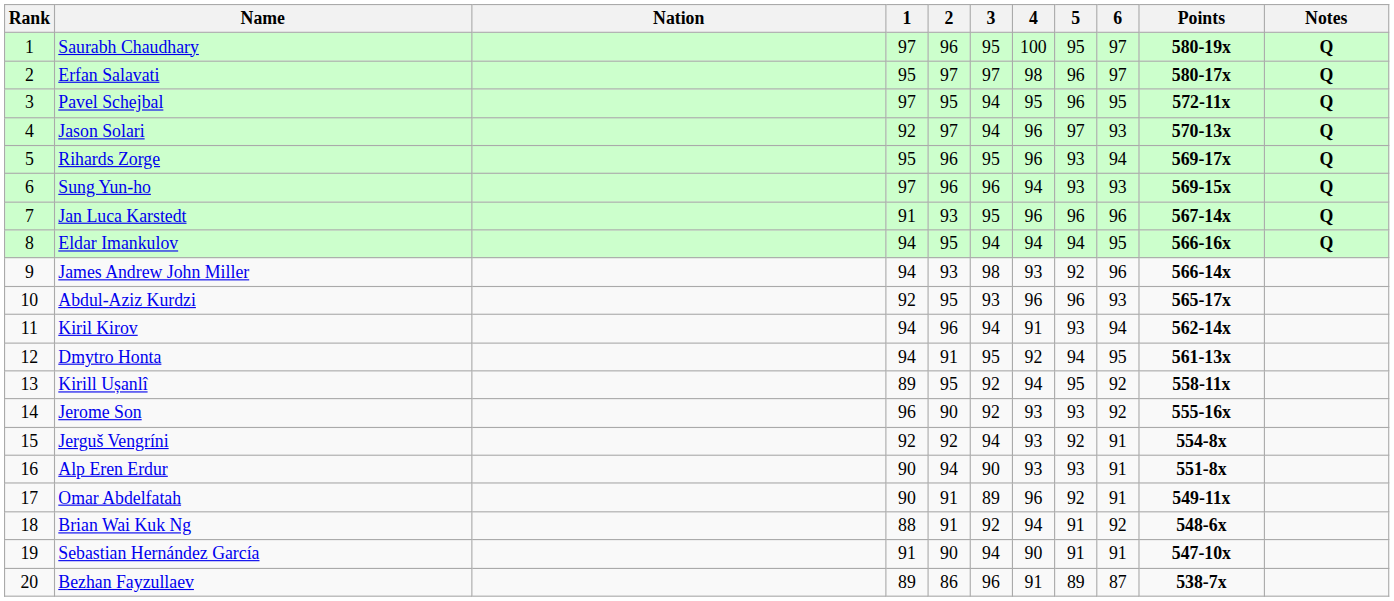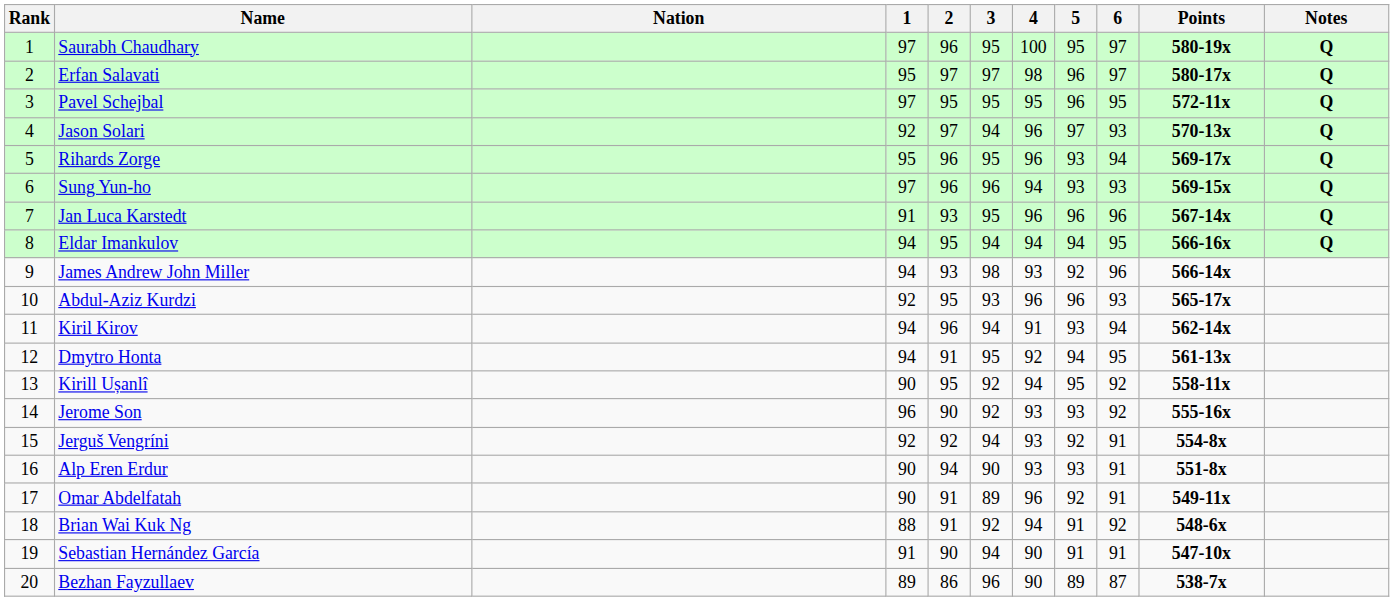(991, 103) 94 -> (991, 103) 95
(907, 384) 89 -> (907, 384) 90
(1033, 581) 91 -> (1033, 581) 90
